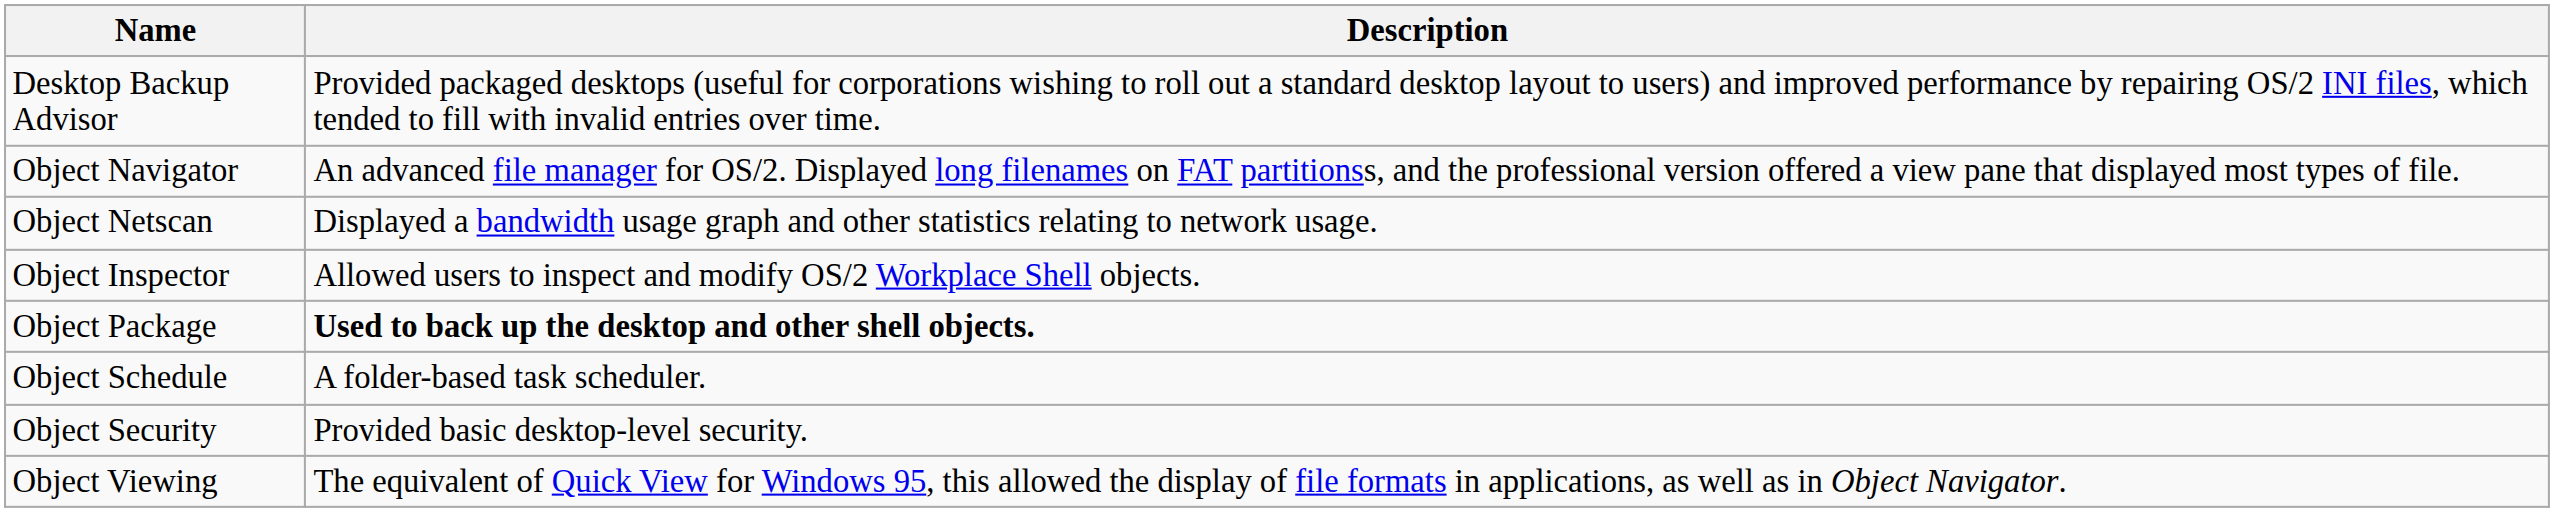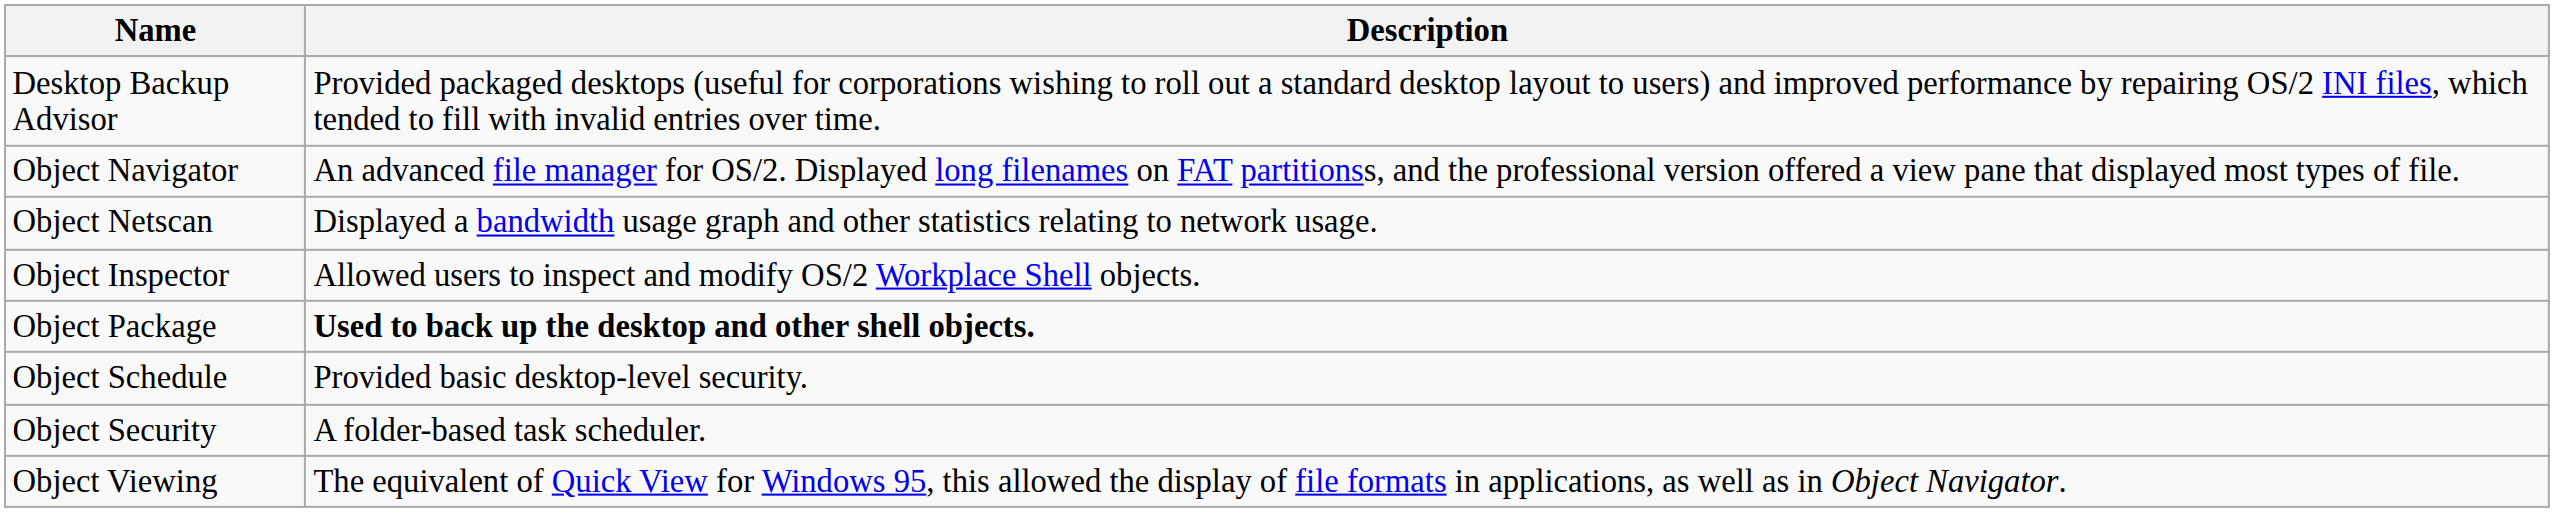(510, 377) A folder-based task scheduler. -> (561, 377) Provided basic desktop-level security.
(561, 429) Provided basic desktop-level security. -> (510, 429) A folder-based task scheduler.
